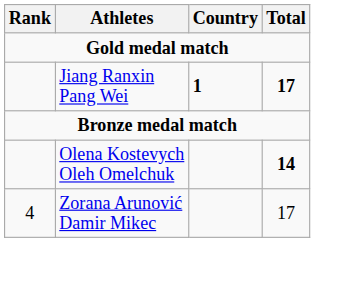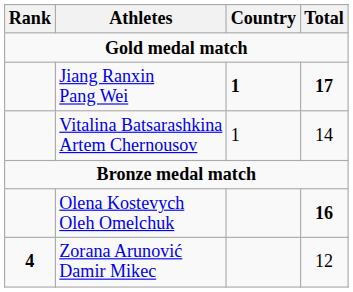+ row: (141, 135)
(286, 164) 14 -> (324, 213) 16
(30, 213) normal -> (30, 262) bold
(286, 213) 17 -> (324, 262) 12
